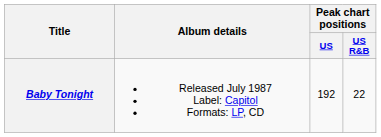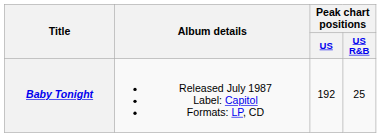(359, 95) 22 -> (359, 95) 25
